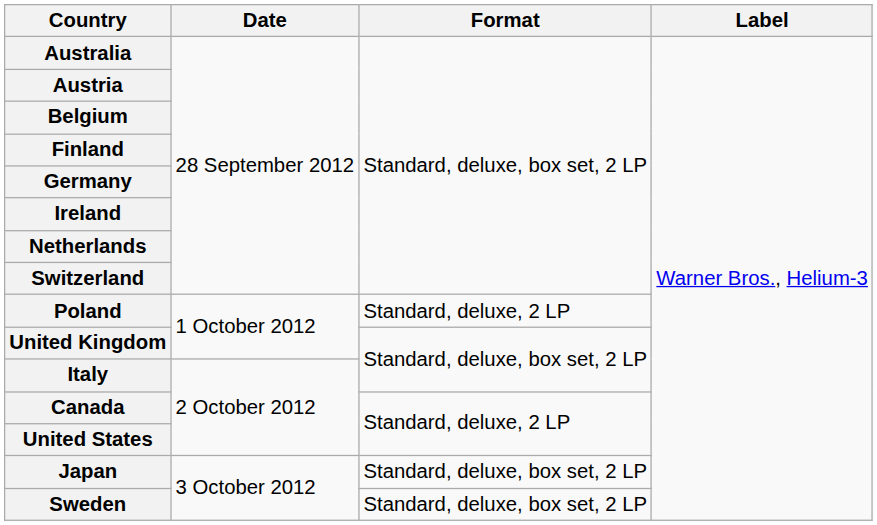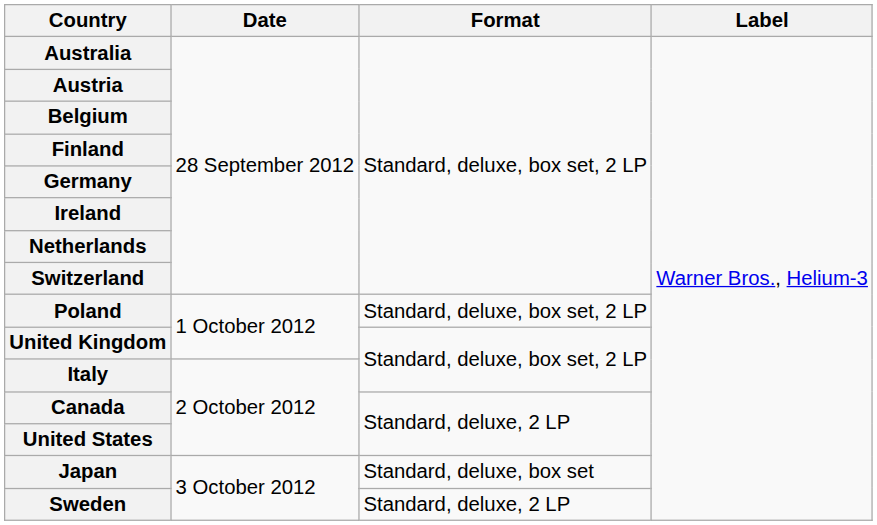(467, 310) Standard, deluxe, 2 LP -> (505, 310) Standard, deluxe, box set, 2 LP
(505, 471) Standard, deluxe, box set, 2 LP -> (479, 471) Standard, deluxe, box set
(505, 504) Standard, deluxe, box set, 2 LP -> (467, 504) Standard, deluxe, 2 LP
